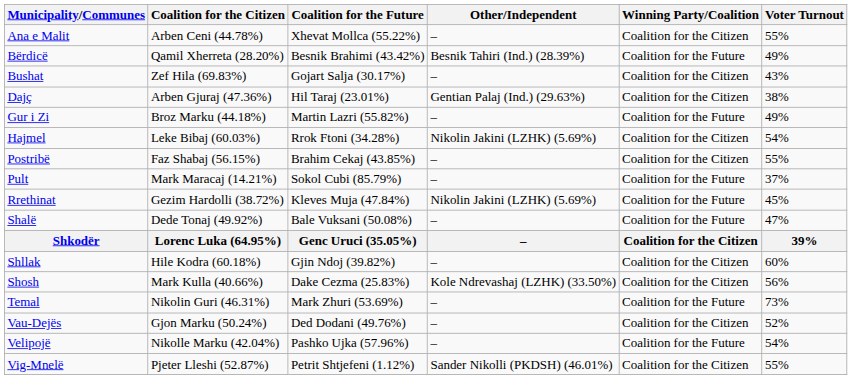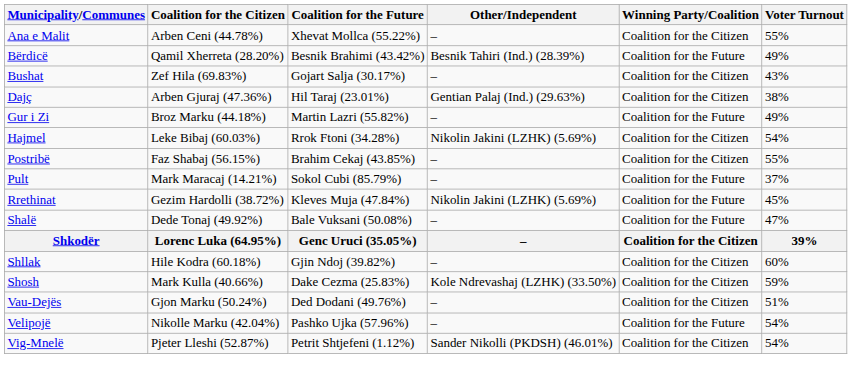(777, 281) 56% -> (777, 281) 59%
- row: (23, 302)
(777, 323) 52% -> (777, 302) 51%
(777, 364) 55% -> (777, 343) 54%
